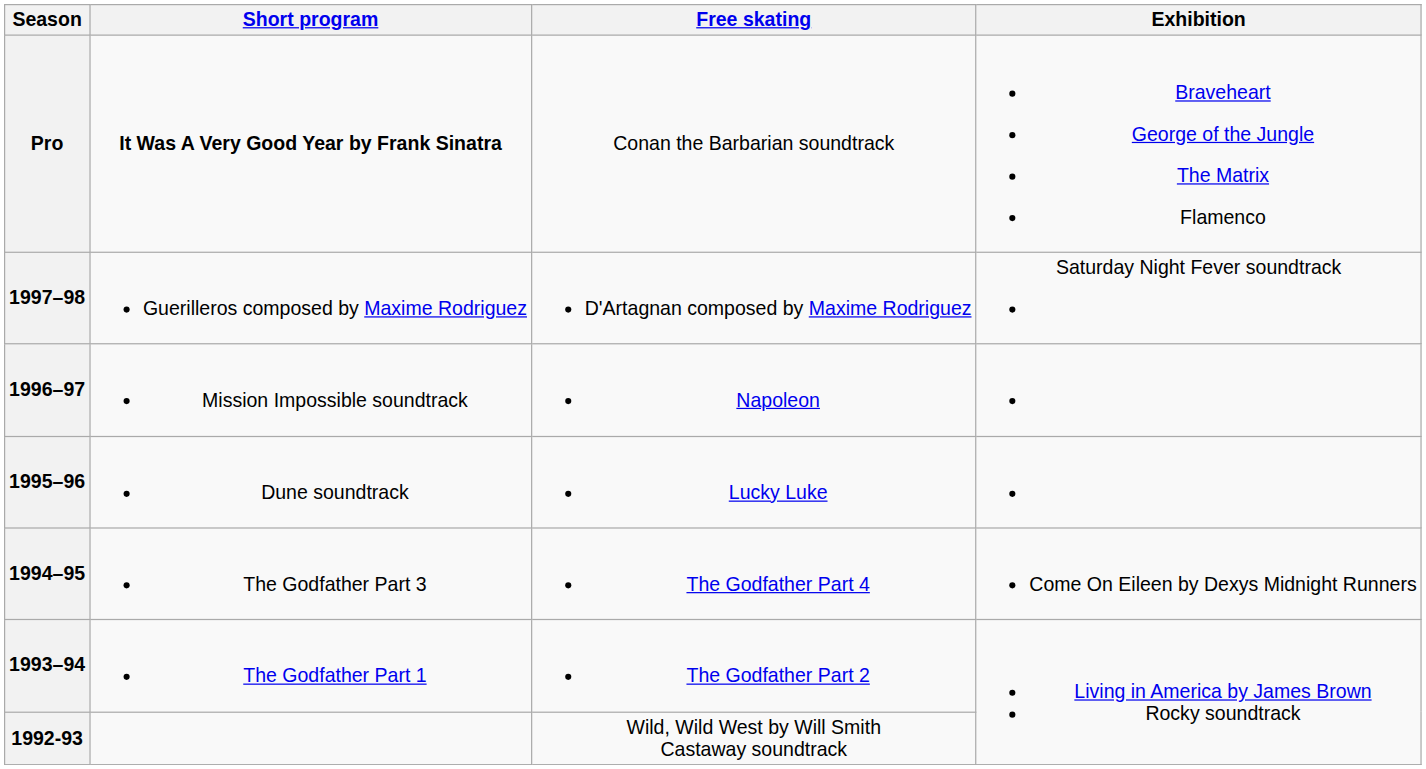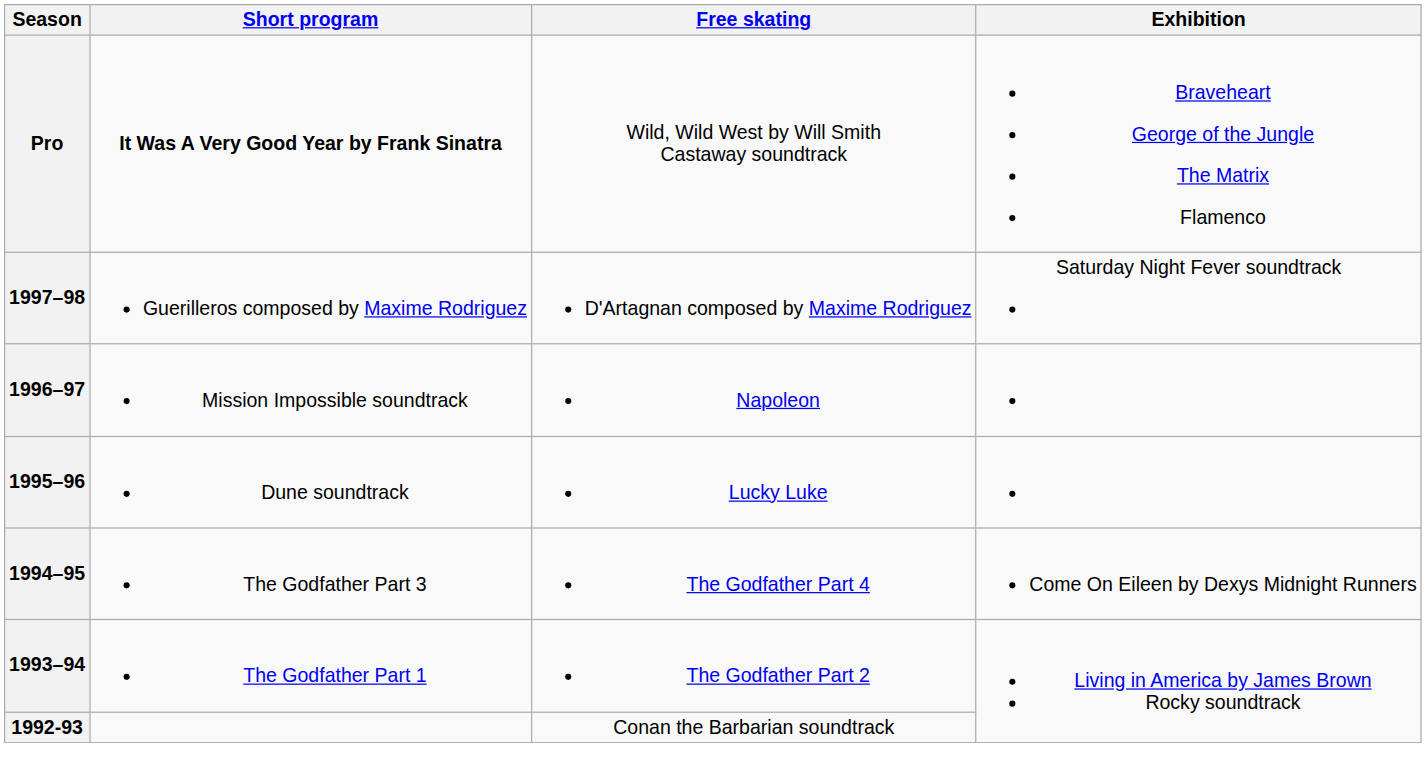(754, 143) Conan the Barbarian soundtrack -> (754, 143) Wild, Wild West by Will Smith Castaway soundtrack
(754, 738) Wild, Wild West by Will Smith Castaway soundtrack -> (754, 727) Conan the Barbarian soundtrack
